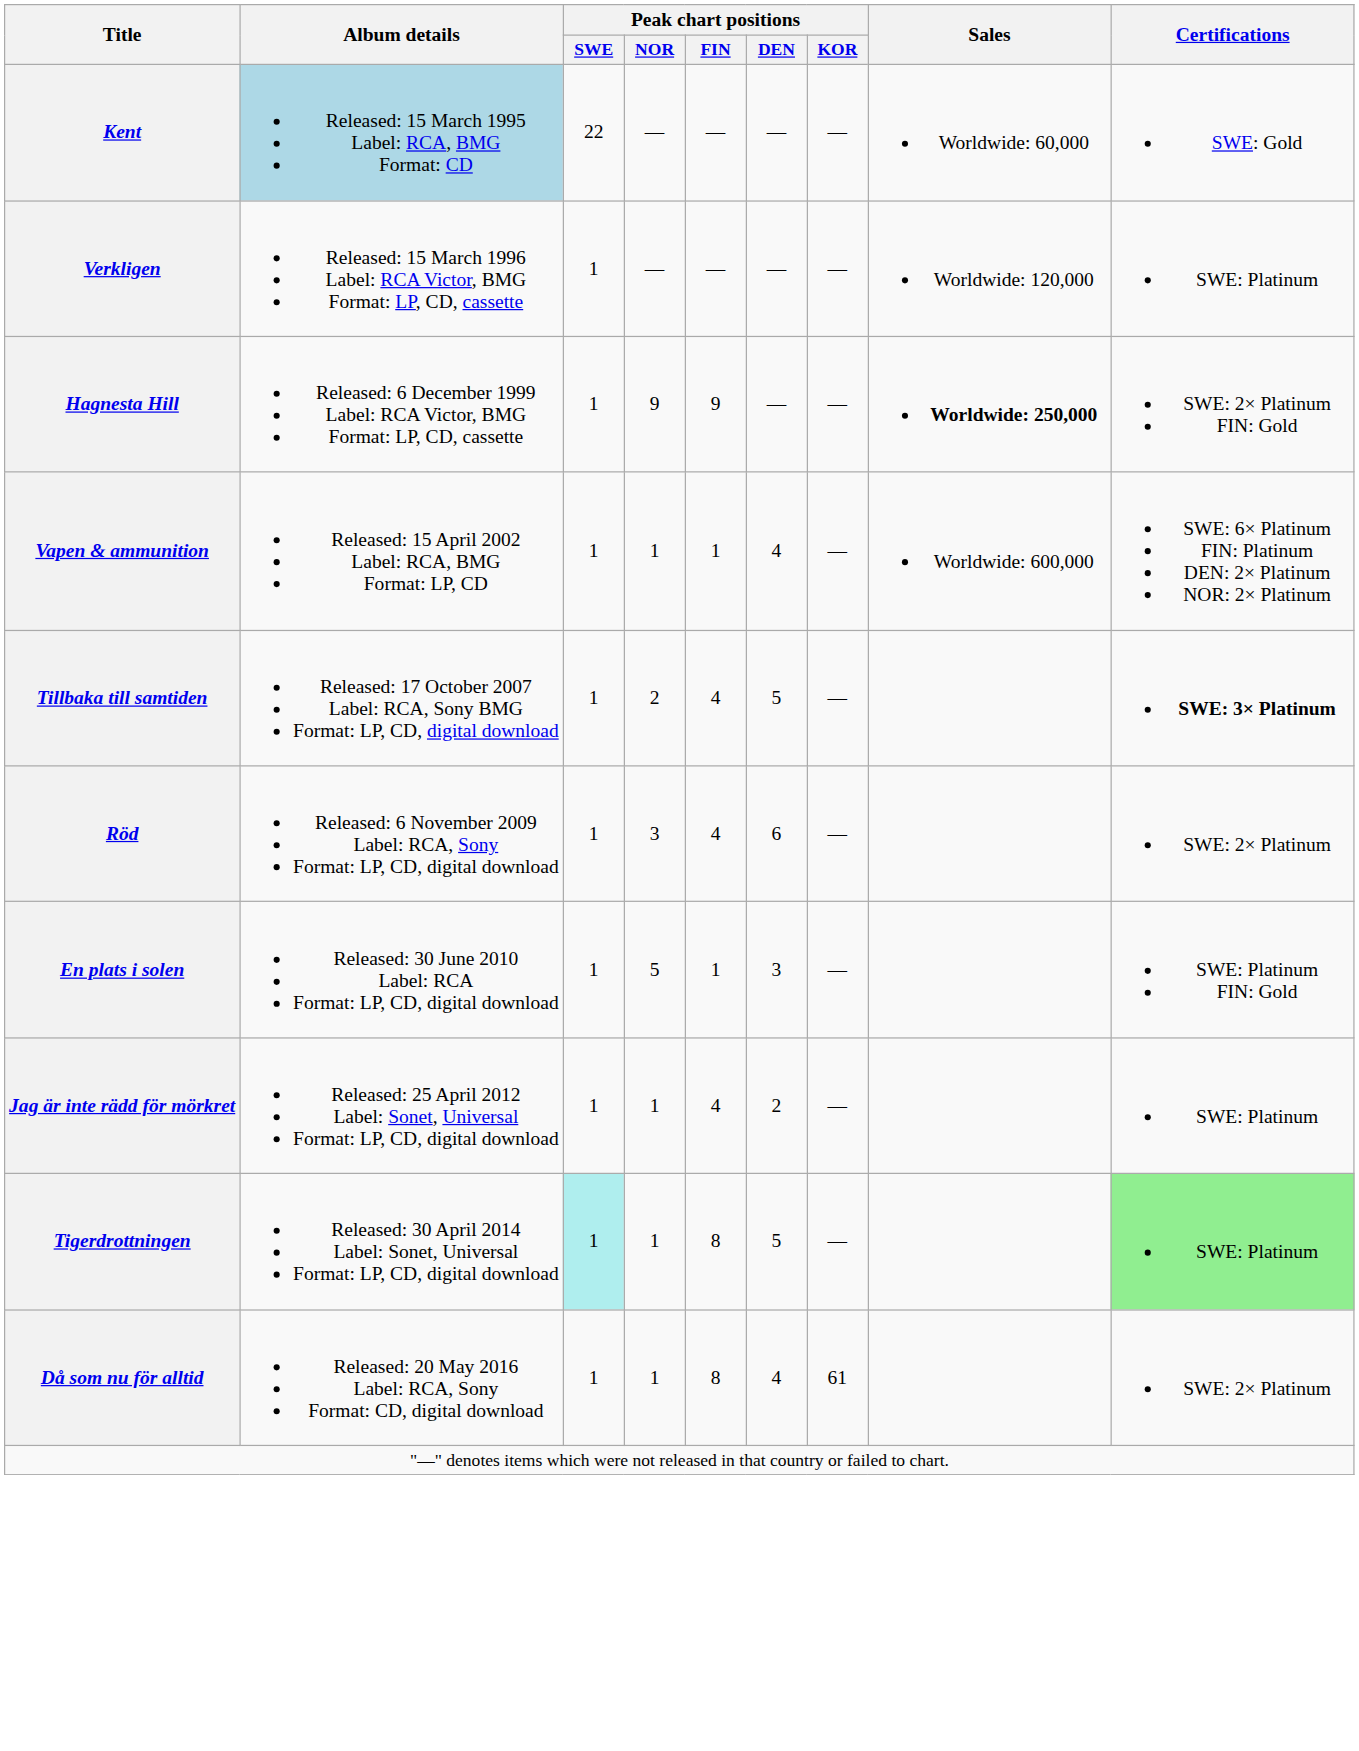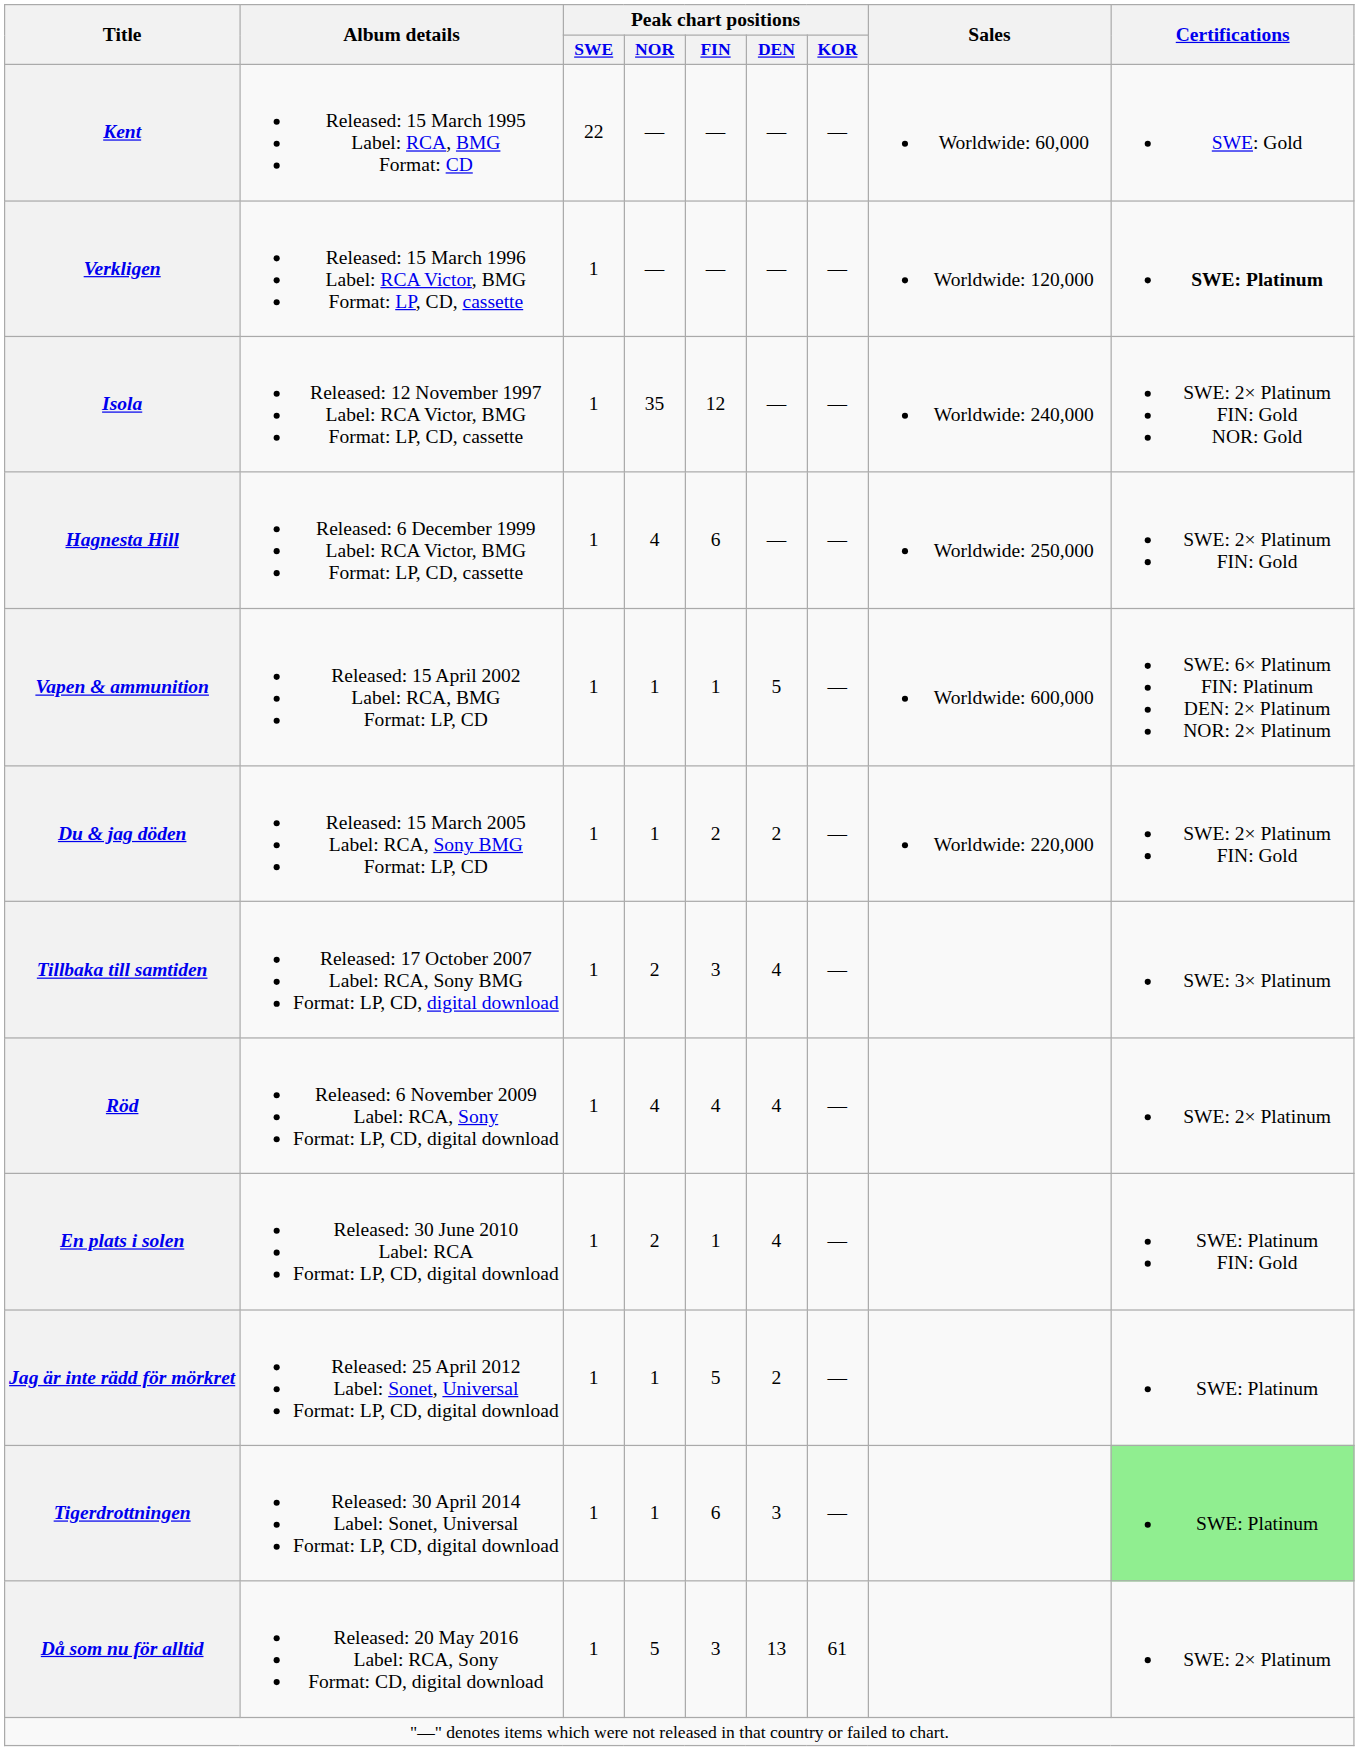(401, 143) lightblue background -> (401, 143) no background
(1233, 279) normal -> (1233, 279) bold
+ row: (122, 404)
(655, 404) 9 -> (655, 540) 4
(716, 404) 9 -> (716, 540) 6
(989, 415) bold -> (989, 551) normal
(776, 550) 4 -> (776, 686) 5
+ row: (122, 833)
(716, 697) 4 -> (716, 969) 3
(776, 697) 5 -> (776, 969) 4
(1233, 709) bold -> (1233, 981) normal
(655, 833) 3 -> (655, 1105) 4
(776, 833) 6 -> (776, 1105) 4
(655, 969) 5 -> (655, 1241) 2
(776, 969) 3 -> (776, 1241) 4
(716, 1105) 4 -> (716, 1377) 5
(594, 1241) paleturquoise background -> (594, 1513) no background
(716, 1241) 8 -> (716, 1513) 6
(776, 1241) 5 -> (776, 1513) 3
(655, 1377) 1 -> (655, 1648) 5
(716, 1377) 8 -> (716, 1648) 3
(776, 1377) 4 -> (776, 1648) 13
